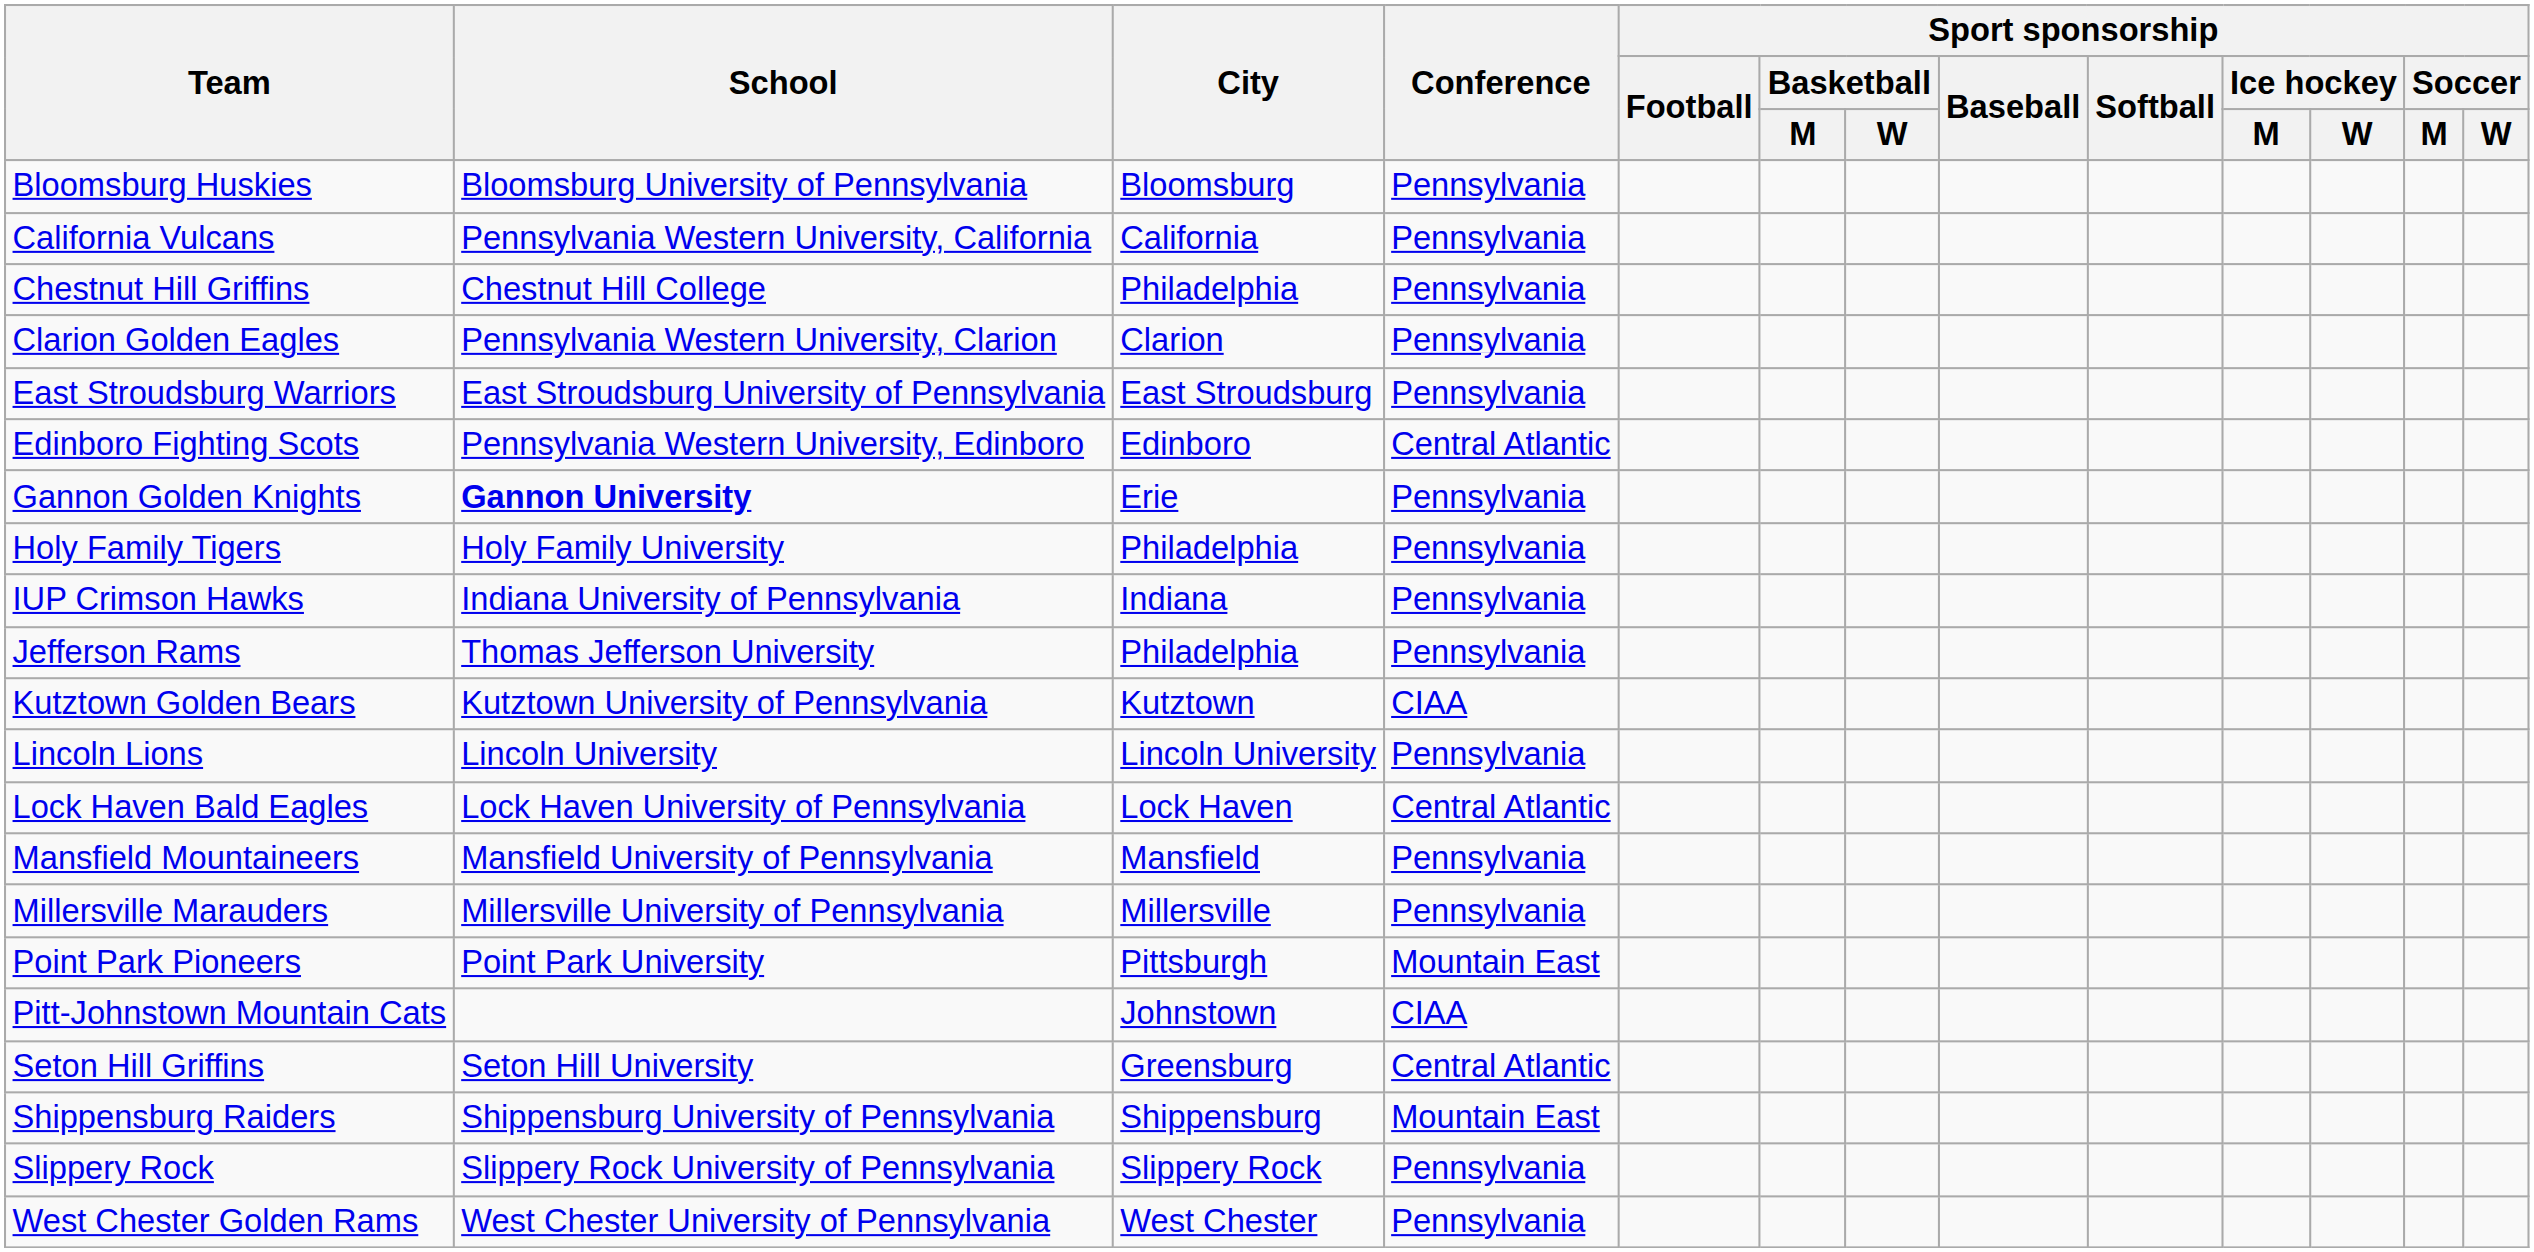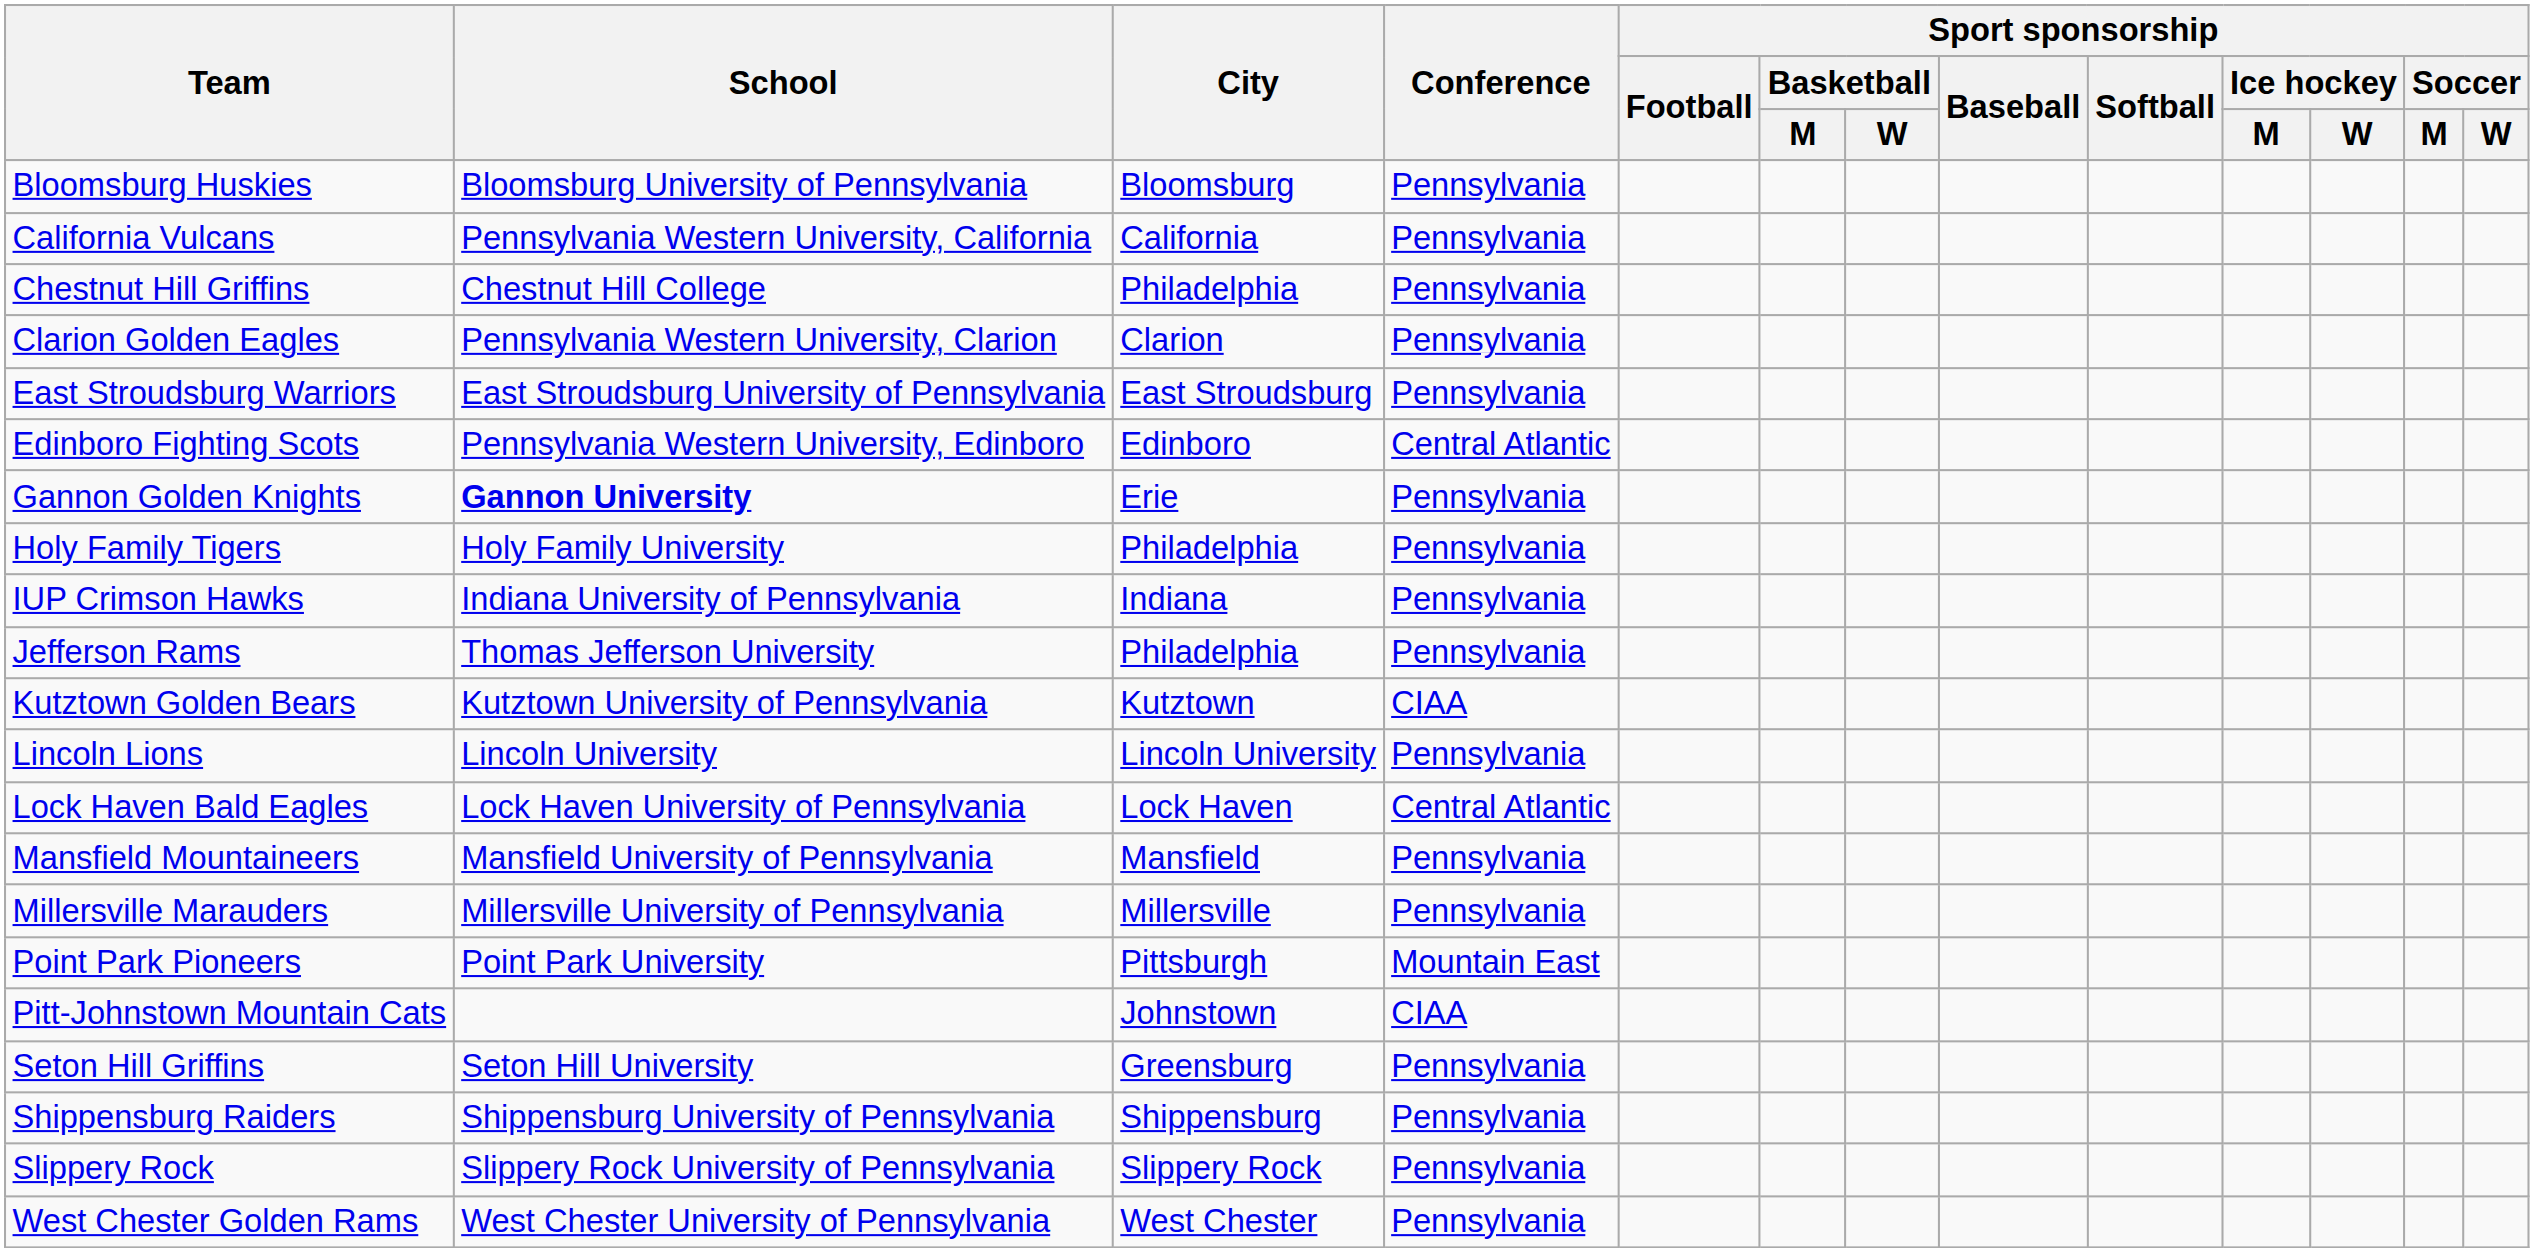(1501, 1065) Central Atlantic -> (1488, 1065) Pennsylvania
(1495, 1117) Mountain East -> (1488, 1117) Pennsylvania
